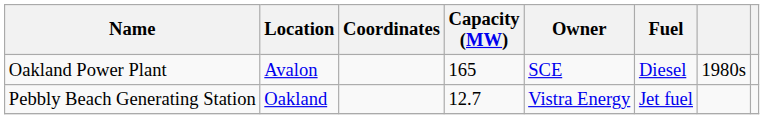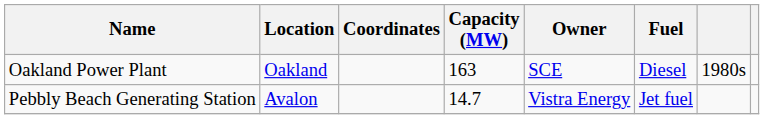(291, 69) Avalon -> (296, 69) Oakland
(462, 69) 165 -> (462, 69) 163
(296, 98) Oakland -> (291, 98) Avalon
(465, 98) 12.7 -> (465, 98) 14.7
